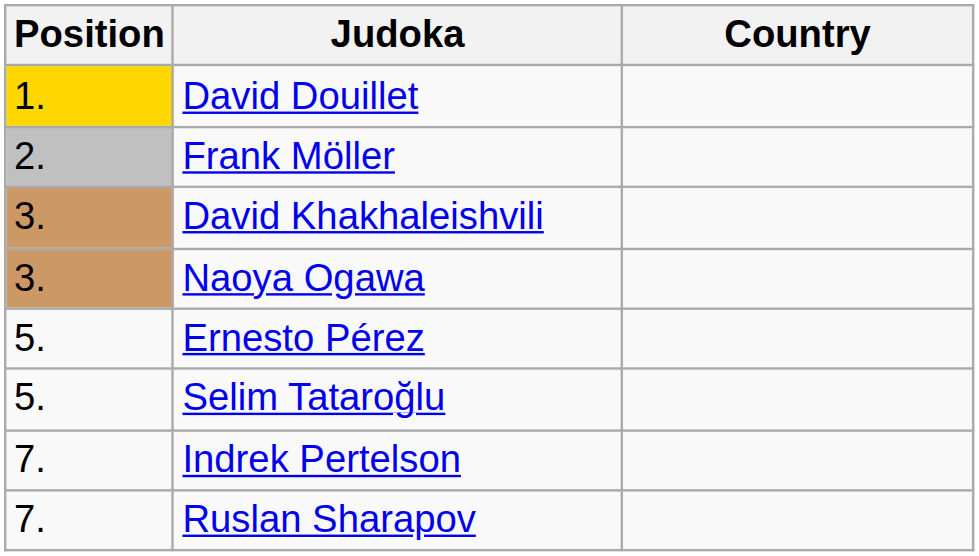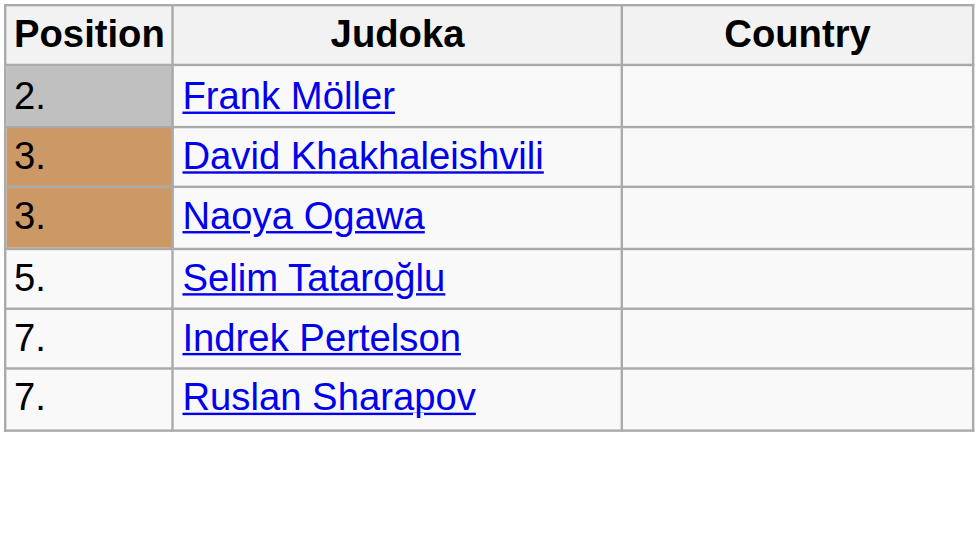- row: (300, 95)
- row: (304, 338)
